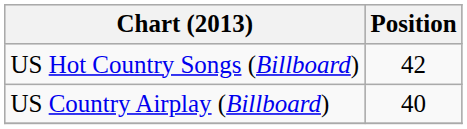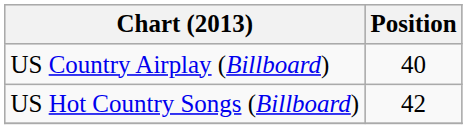rows swapped: (170, 103) <-> (185, 63)
